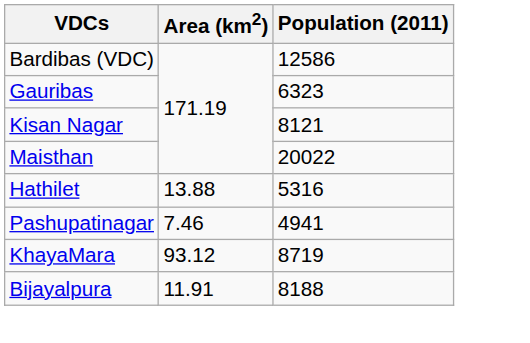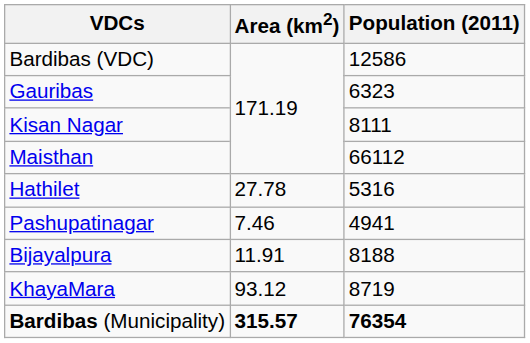(301, 124) 8121 -> (370, 124) 8111
(307, 157) 20022 -> (377, 157) 66112
(189, 190) 13.88 -> (260, 190) 27.78
rows swapped: (62, 255) <-> (60, 288)
+ row: (117, 321)
